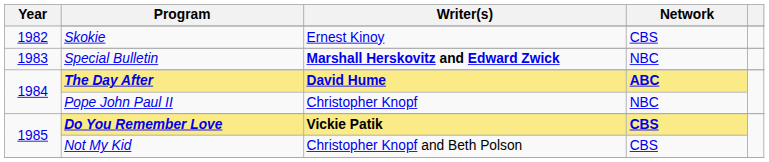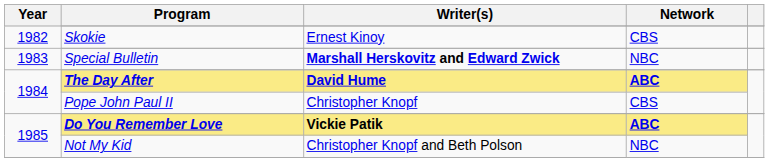(644, 102) NBC -> (644, 102) CBS
(644, 124) CBS -> (645, 124) ABC
(644, 146) CBS -> (644, 146) NBC
